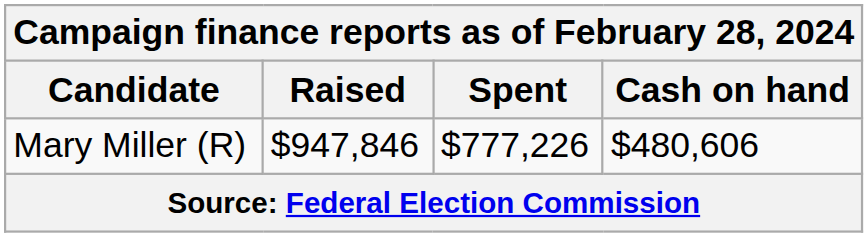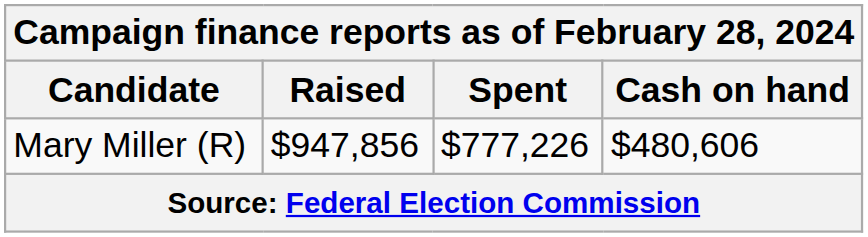(345, 145) $947,846 -> (345, 145) $947,856
